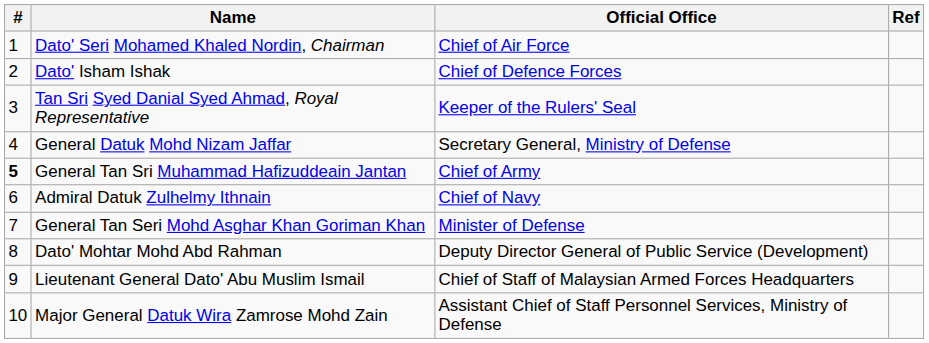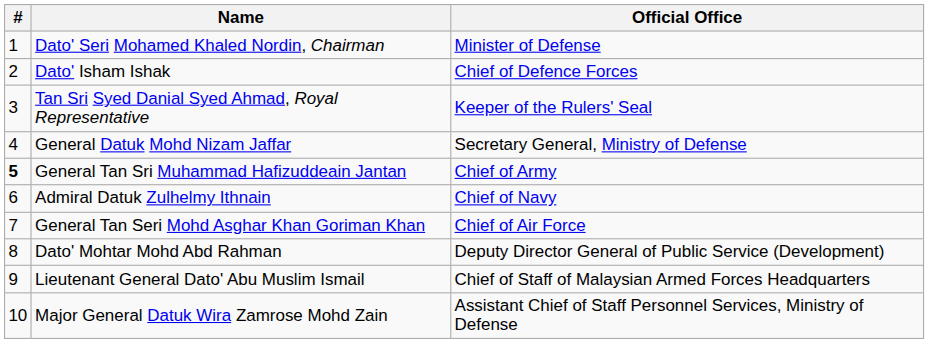- column: (906, 17)
(504, 44) Chief of Air Force -> (528, 44) Minister of Defense
(512, 225) Minister of Defense -> (520, 225) Chief of Air Force
